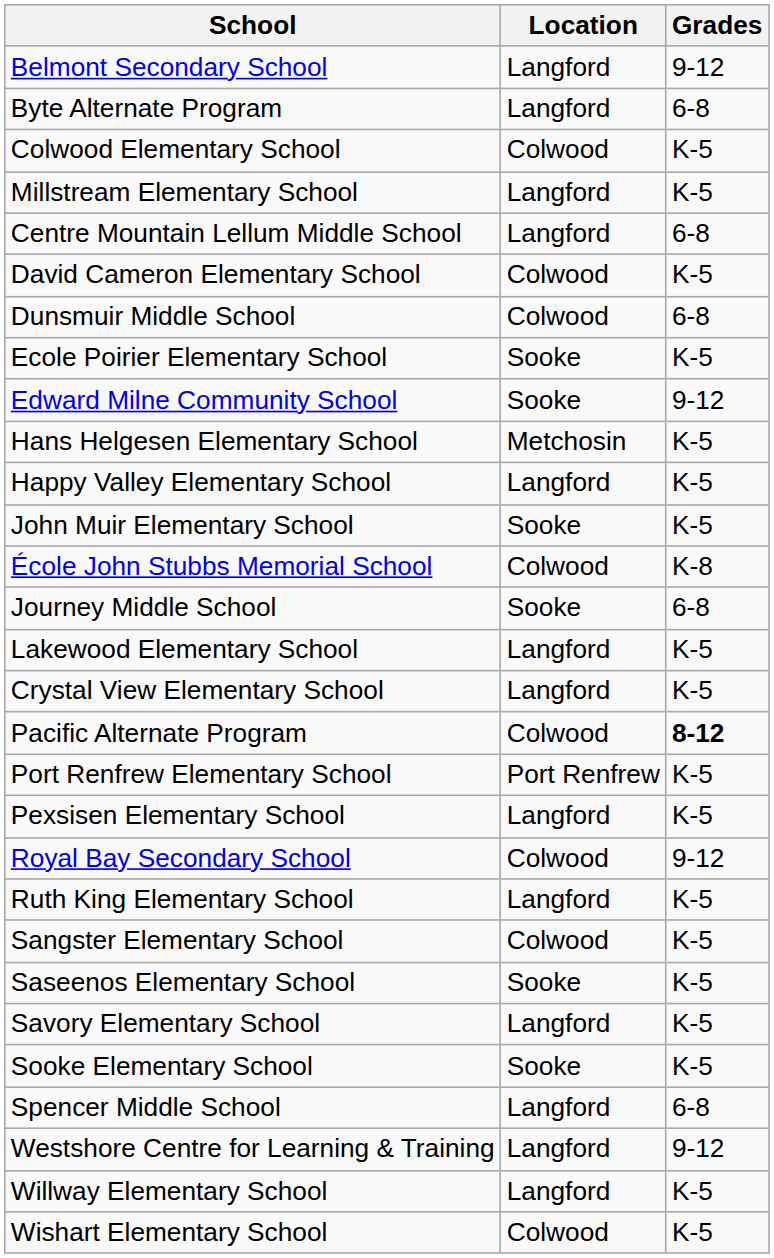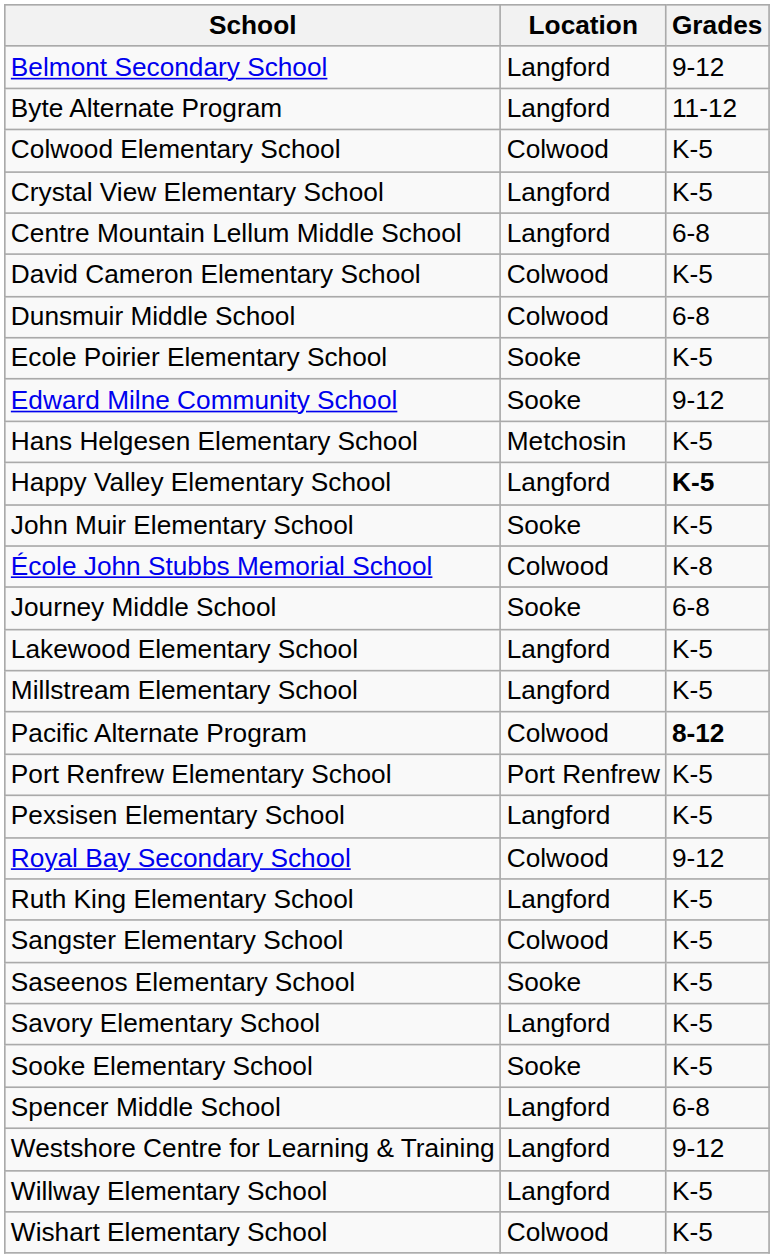(691, 108) 6-8 -> (705, 108) 11-12
rows swapped: (197, 691) <-> (184, 191)
(692, 483) normal -> (693, 483) bold
